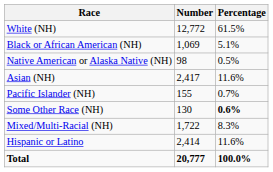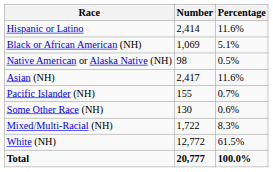rows swapped: (31, 28) <-> (45, 142)
(229, 110) bold -> (228, 110) normal
